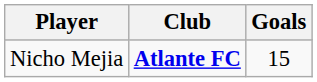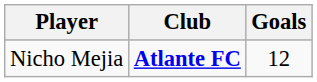(279, 58) 15 -> (279, 58) 12
